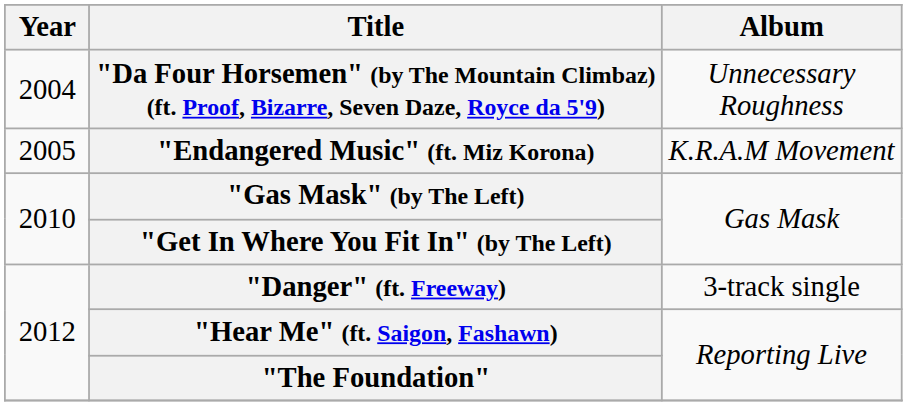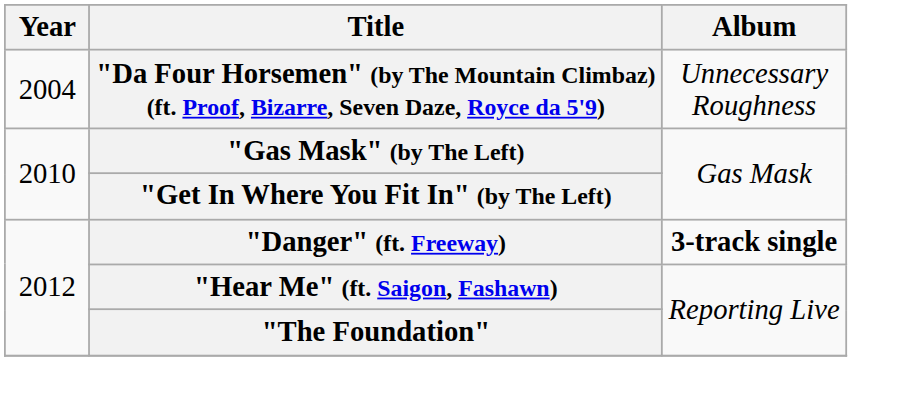- row: (376, 150)
(782, 286) normal -> (754, 241) bold
